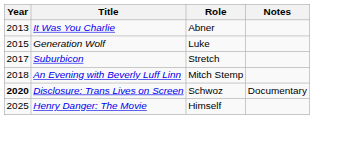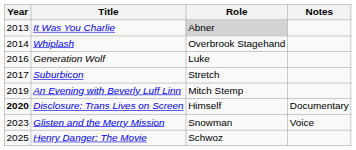(201, 28) no background -> (201, 28) lightgrey background
+ row: (54, 43)
(18, 43) 2015 -> (18, 59) 2016
(18, 75) 2018 -> (18, 91) 2019
(206, 91) Schwoz -> (205, 106) Himself
+ row: (99, 122)
(205, 106) Himself -> (206, 138) Schwoz
